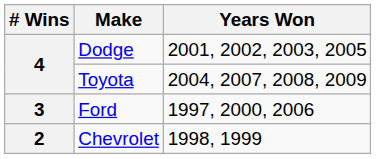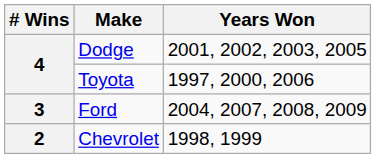(267, 79) 2004, 2007, 2008, 2009 -> (241, 79) 1997, 2000, 2006
(241, 109) 1997, 2000, 2006 -> (267, 109) 2004, 2007, 2008, 2009
